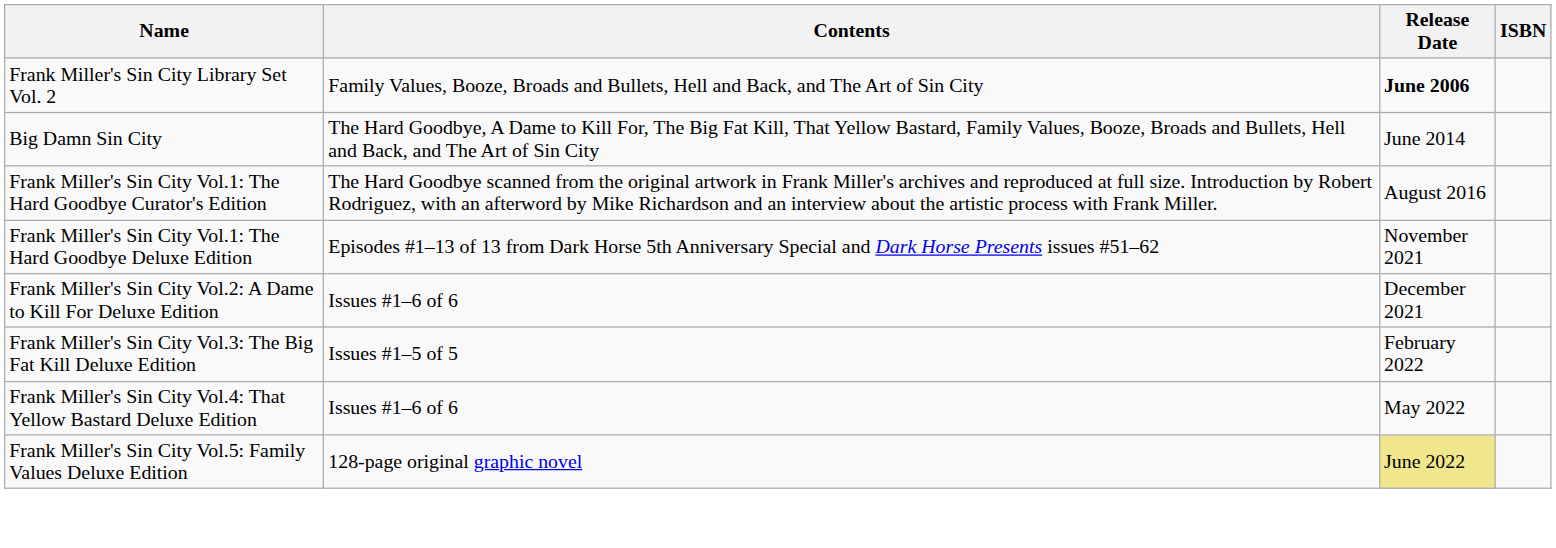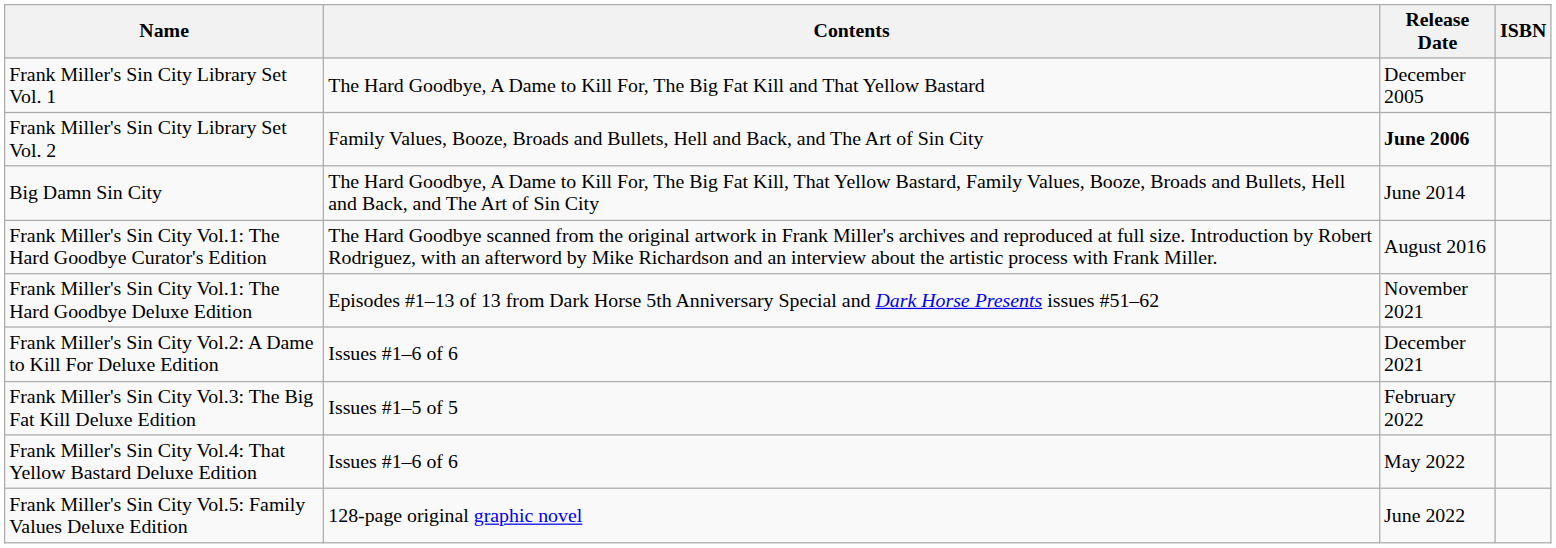+ row: (148, 85)
(1425, 461) khaki background -> (1425, 515) no background
